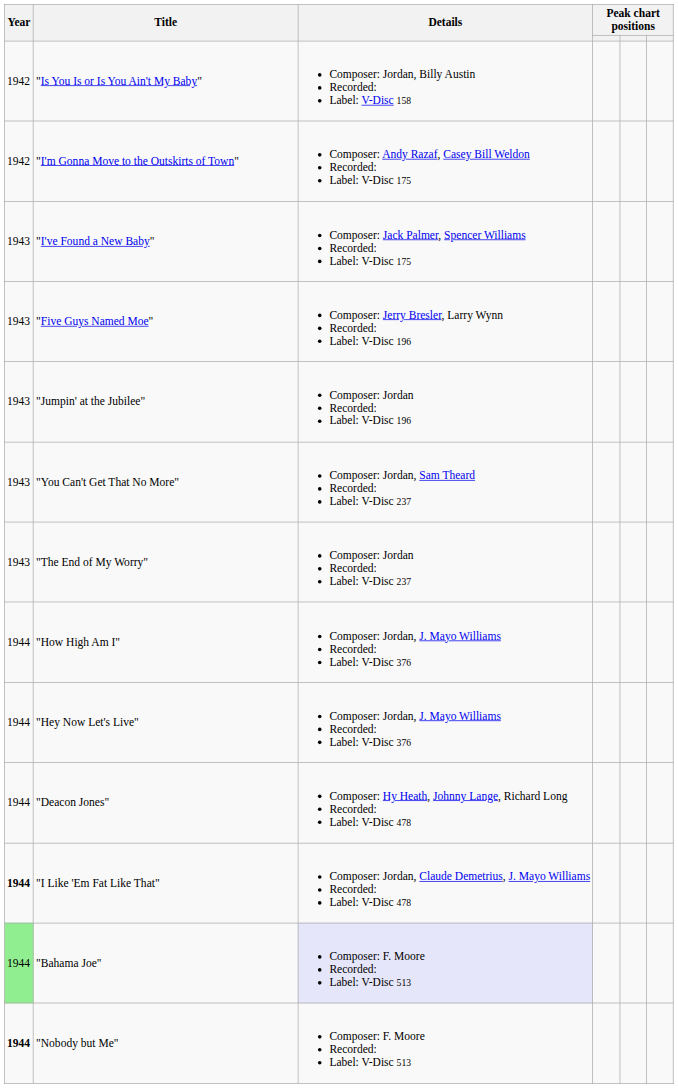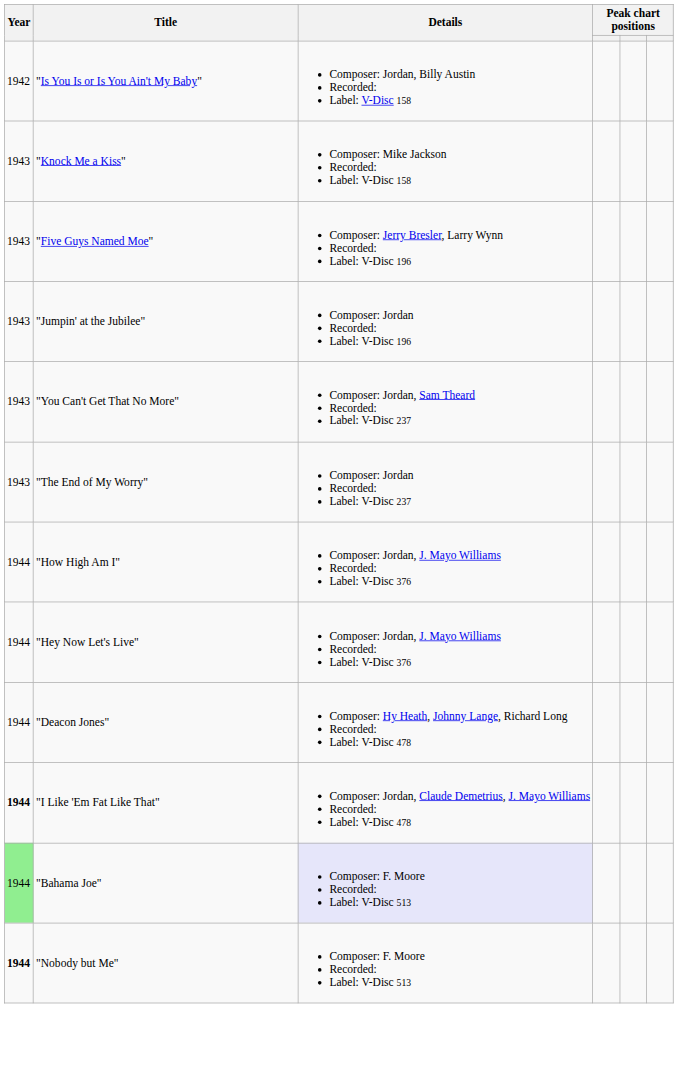+ row: (81, 161)
- row: (137, 161)
- row: (95, 241)
